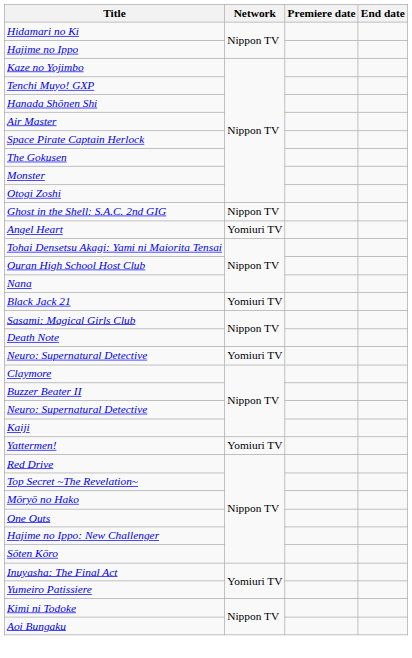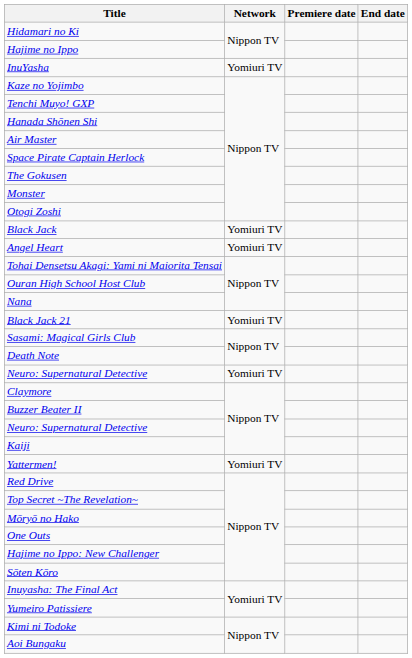+ row: (28, 67)
+ row: (32, 229)
- row: (87, 211)
